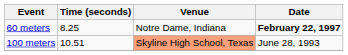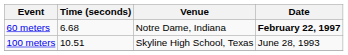(69, 27) 8.25 -> (69, 27) 6.68
(195, 43) lightsalmon background -> (195, 43) no background
